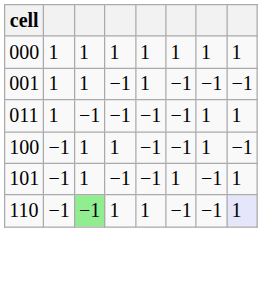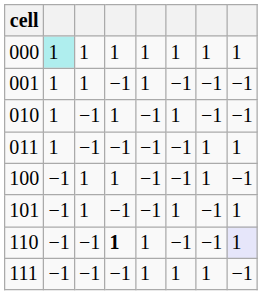(53, 52) no background -> (53, 52) paleturquoise background
+ row: (24, 115)
(90, 210) lightgreen background -> (90, 242) no background
(114, 210) normal -> (114, 242) bold
+ row: (23, 274)
